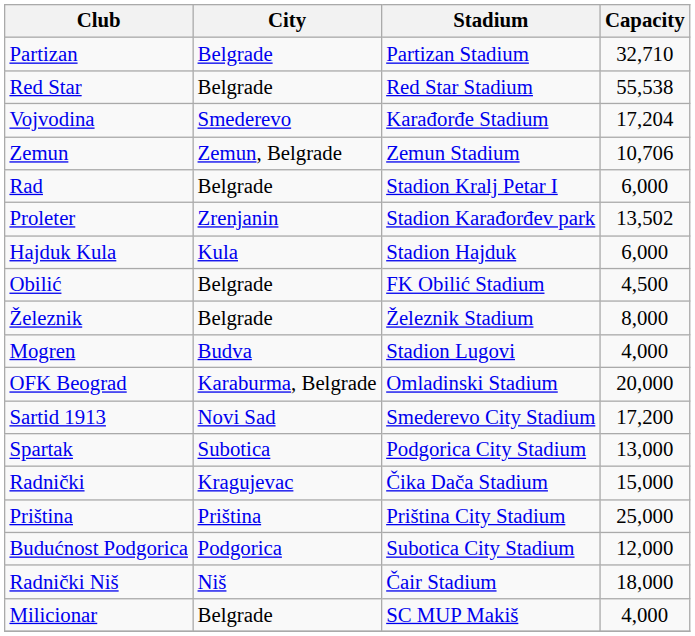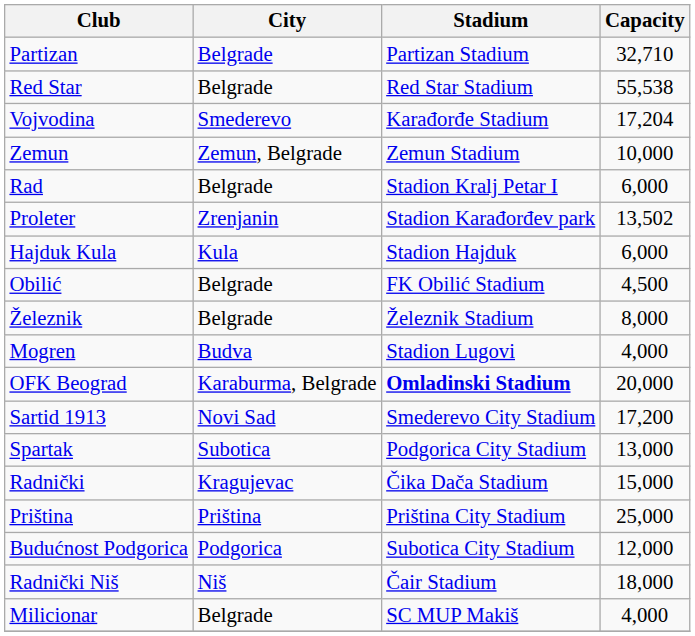(645, 152) 10,706 -> (645, 152) 10,000
(472, 383) normal -> (478, 383) bold
